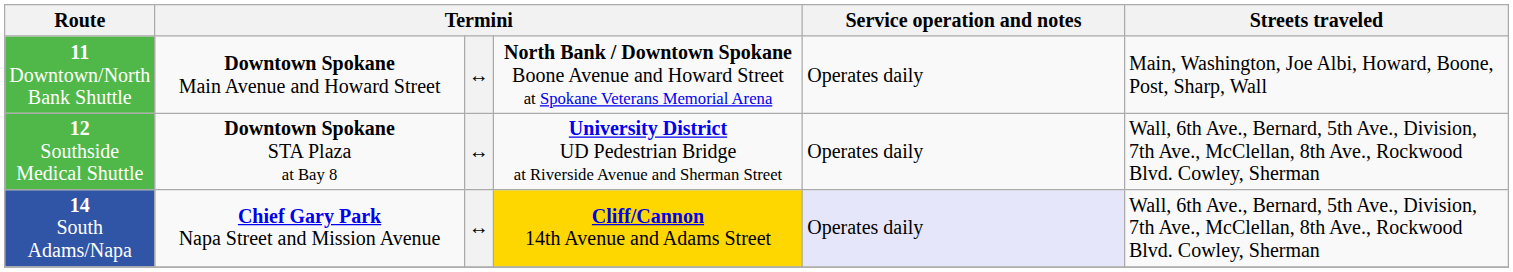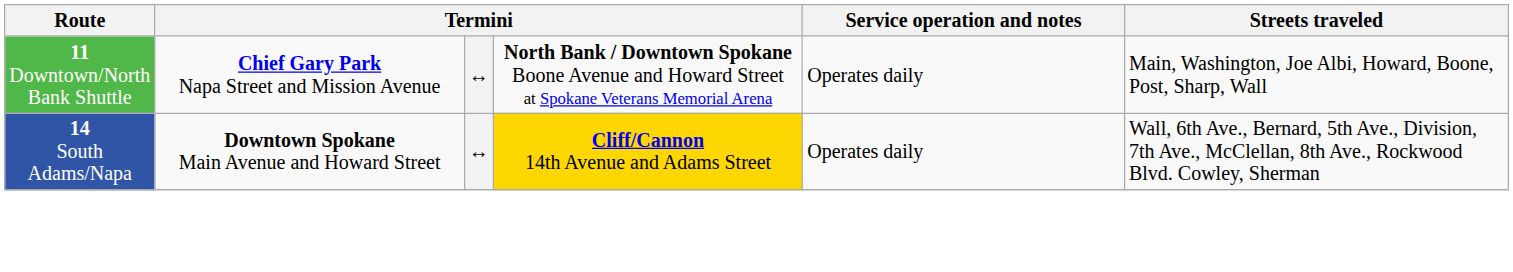(310, 74) Downtown Spokane Main Avenue and Howard Street -> (310, 74) Chief Gary Park Napa Street and Mission Avenue
- row: (80, 151)
(310, 228) Chief Gary Park Napa Street and Mission Avenue -> (310, 151) Downtown Spokane Main Avenue and Howard Street
(865, 228) lavender background -> (865, 151) no background
